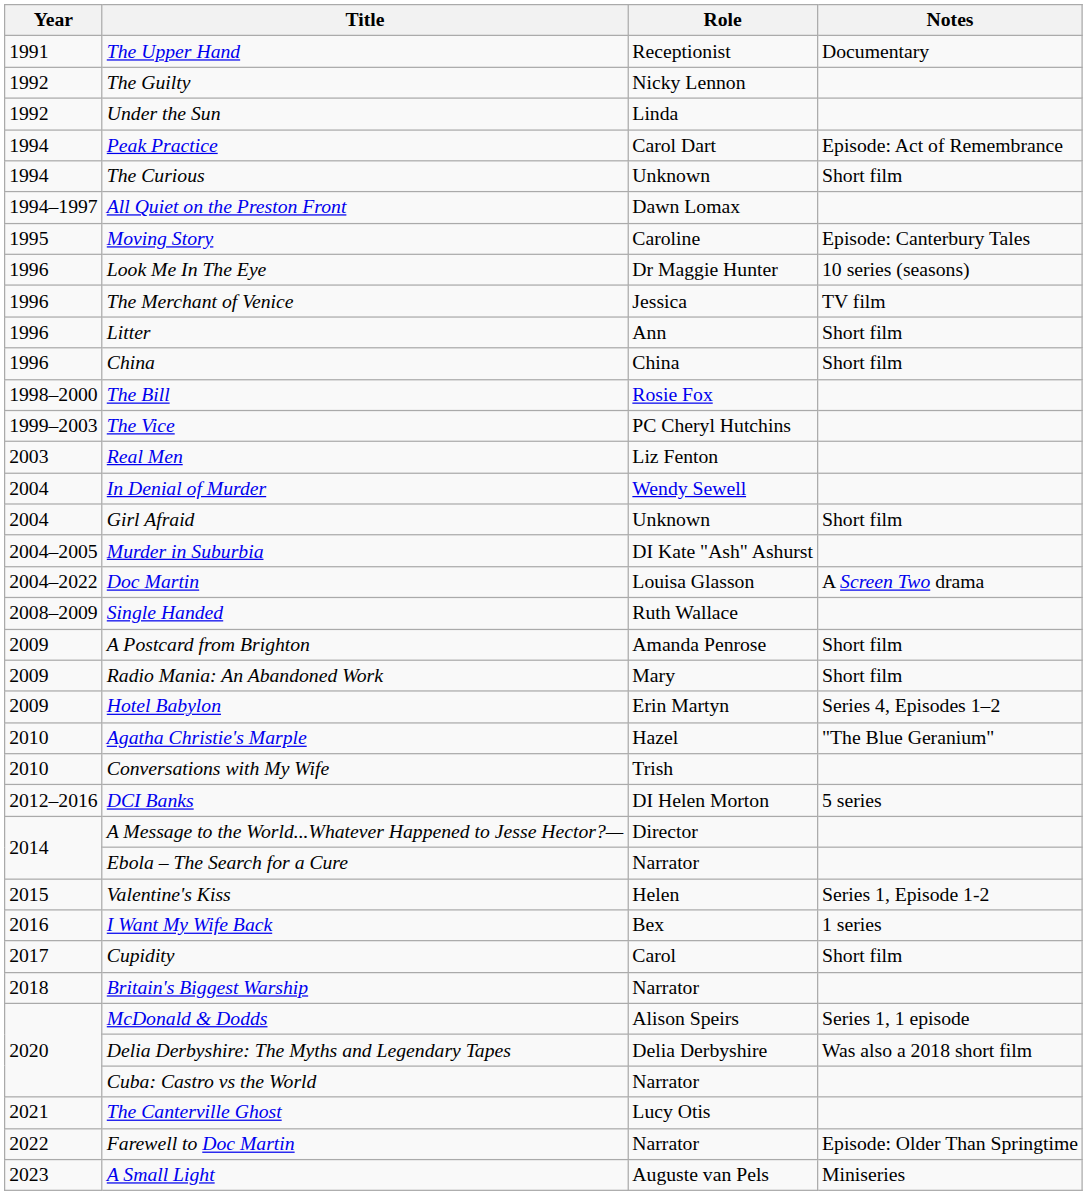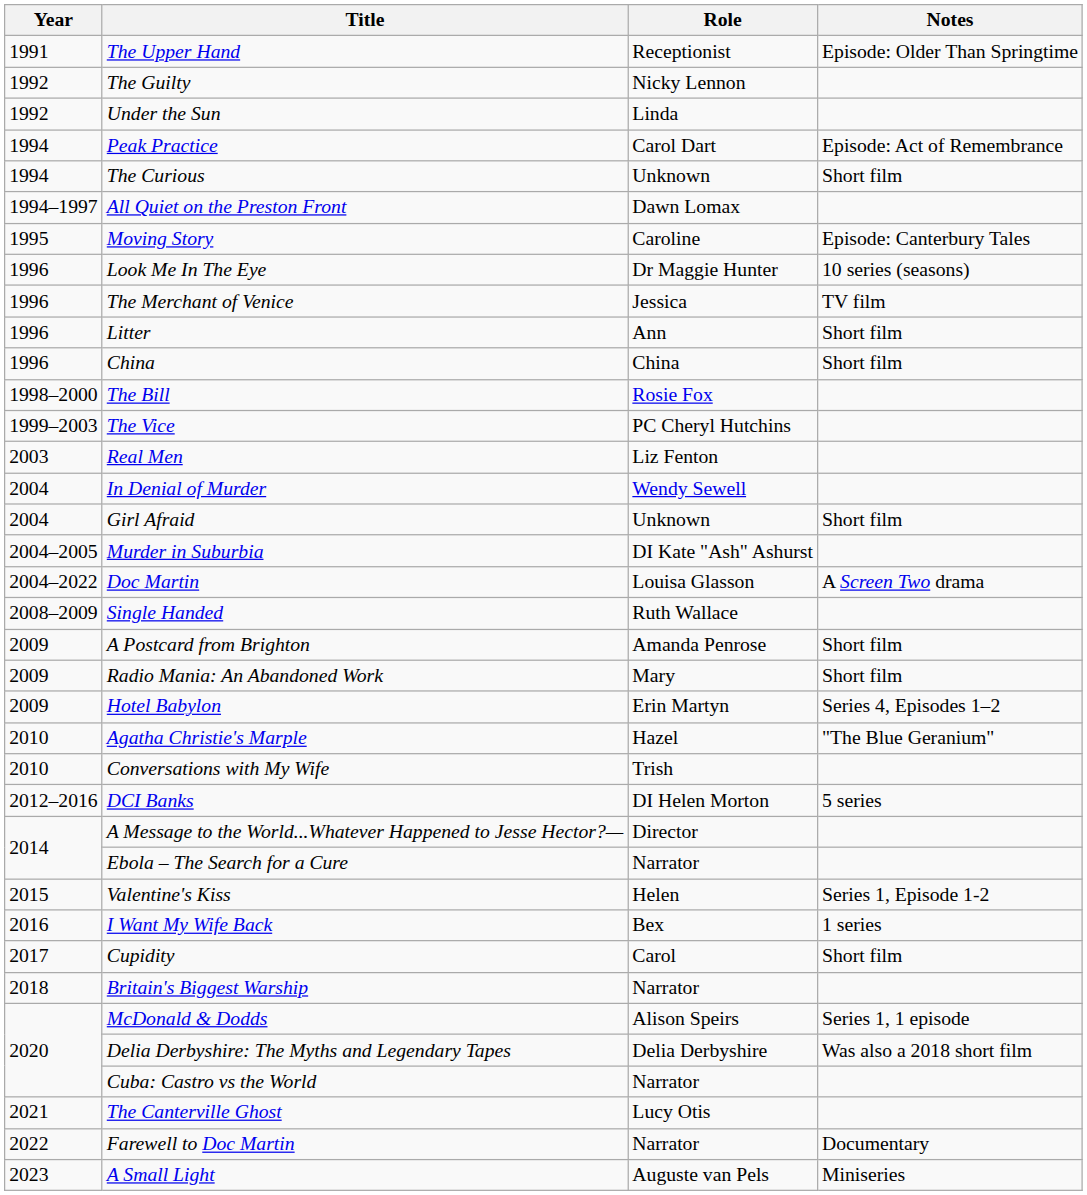(876, 51) Documentary -> (950, 51) Episode: Older Than Springtime
(950, 1143) Episode: Older Than Springtime -> (876, 1143) Documentary
